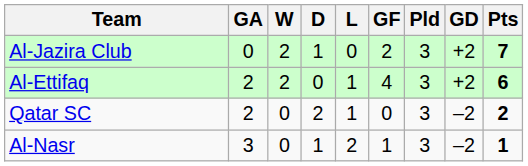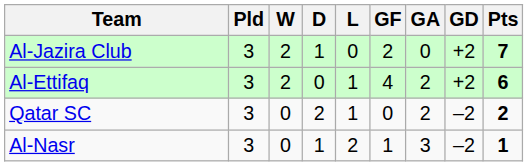columns swapped: (425, 20) <-> (248, 20)
